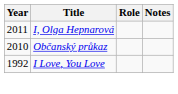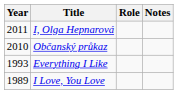+ row: (70, 64)
(18, 64) 1992 -> (18, 81) 1989
